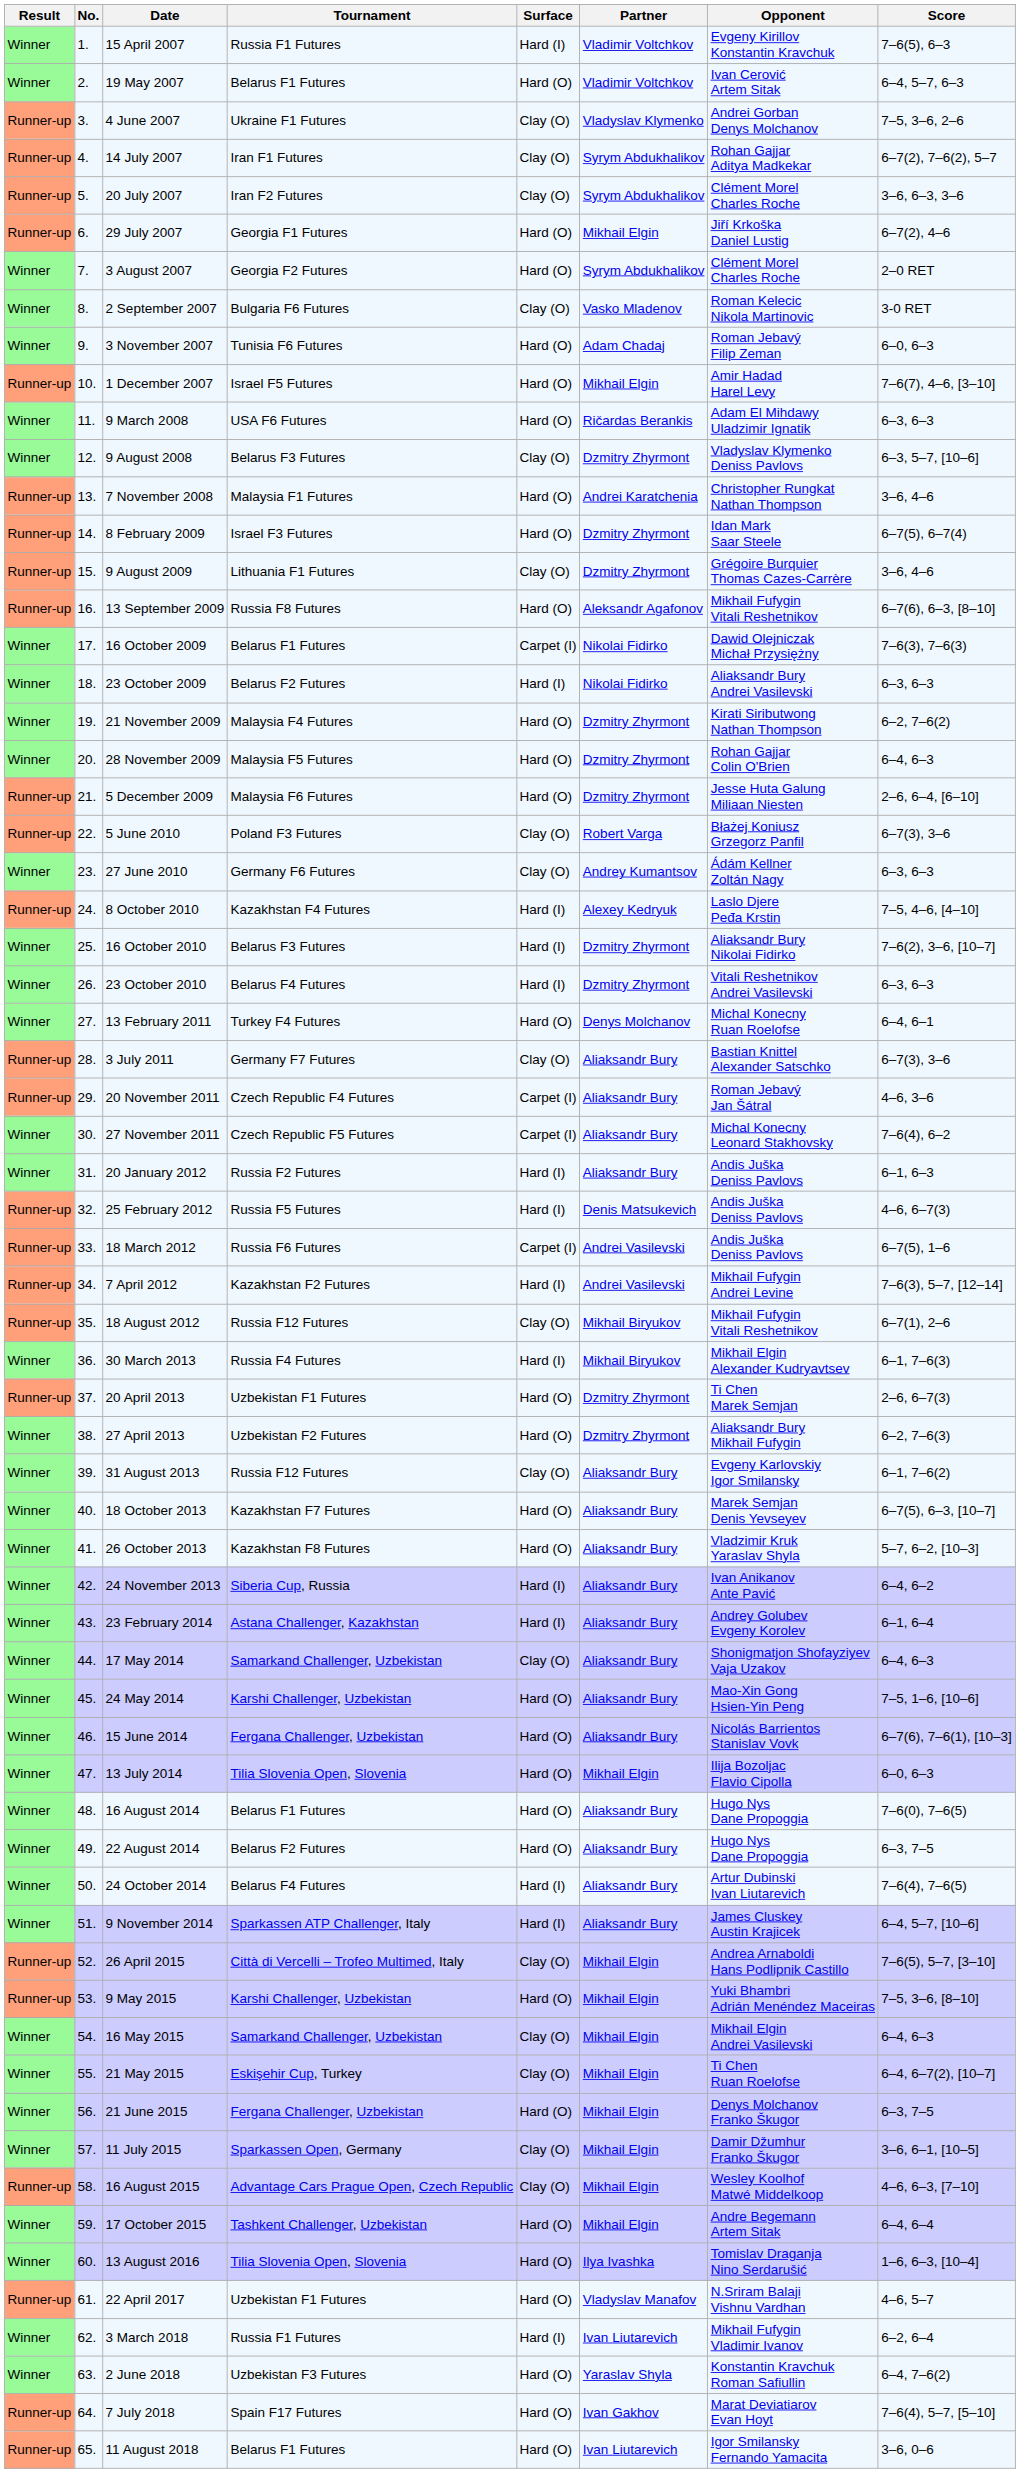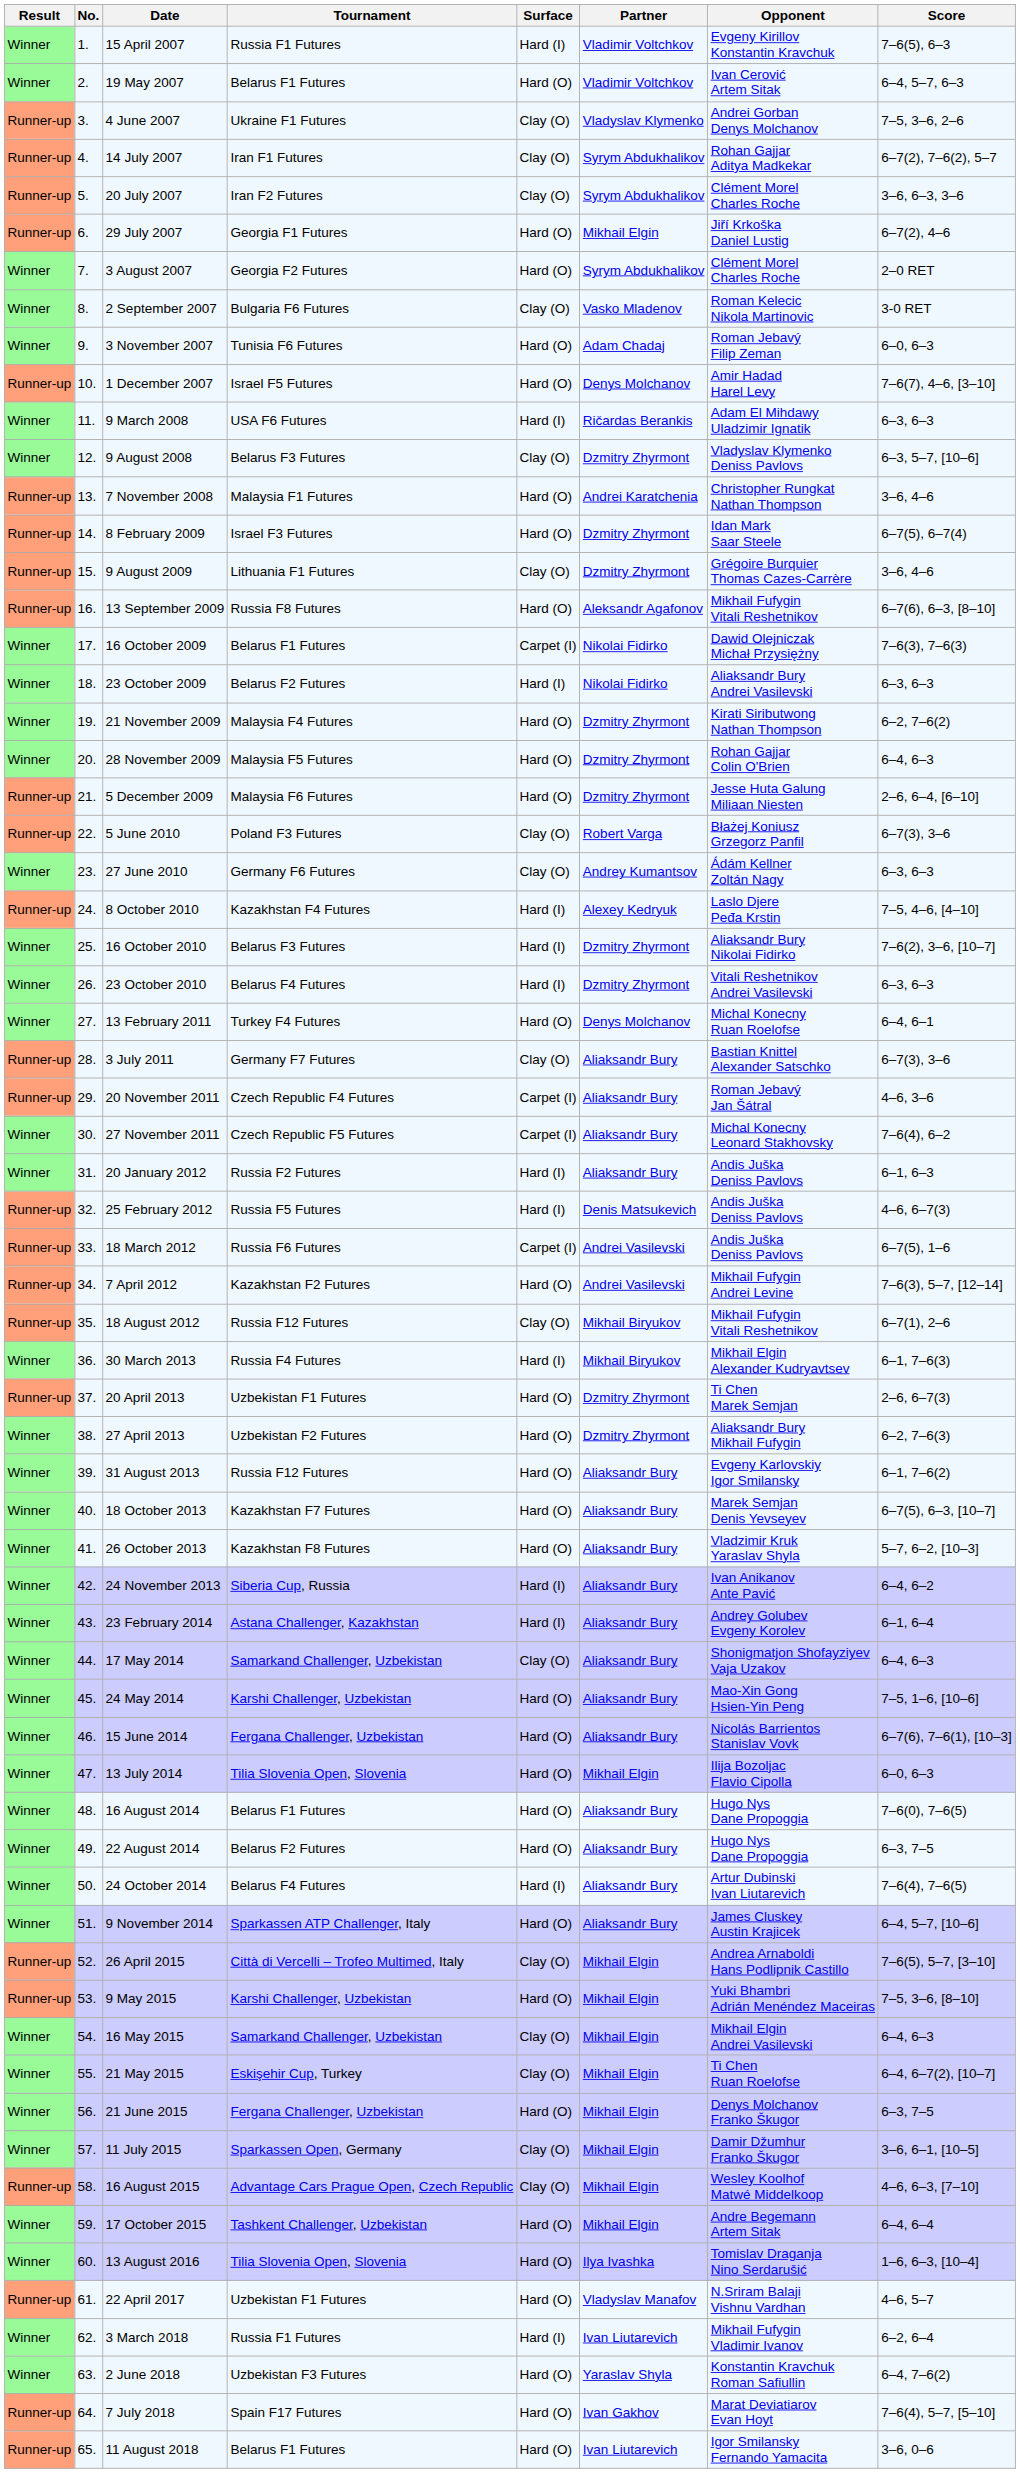(621, 382) Mikhail Elgin -> (637, 382) Denys Molchanov
(546, 420) Hard (O) -> (542, 420) Hard (I)
(542, 1284) Hard (I) -> (546, 1284) Hard (O)
(545, 1472) Clay (O) -> (546, 1472) Hard (O)
(542, 1923) Hard (I) -> (546, 1923) Hard (O)
